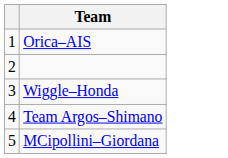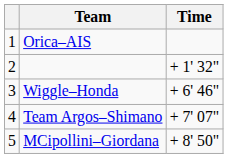+ column: (194, 16)
